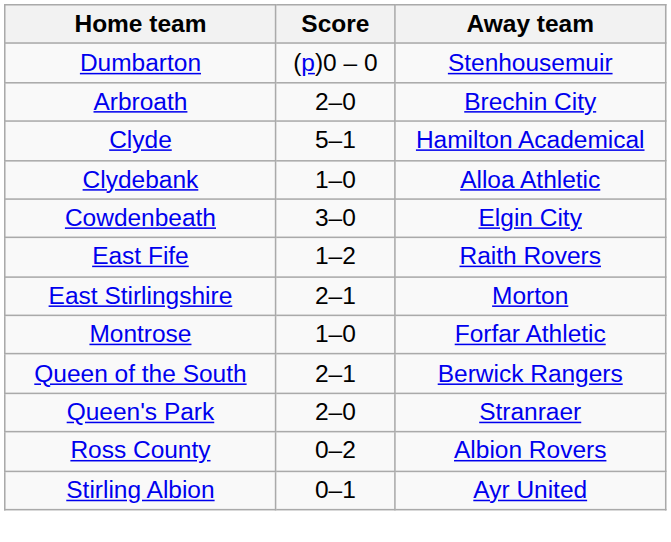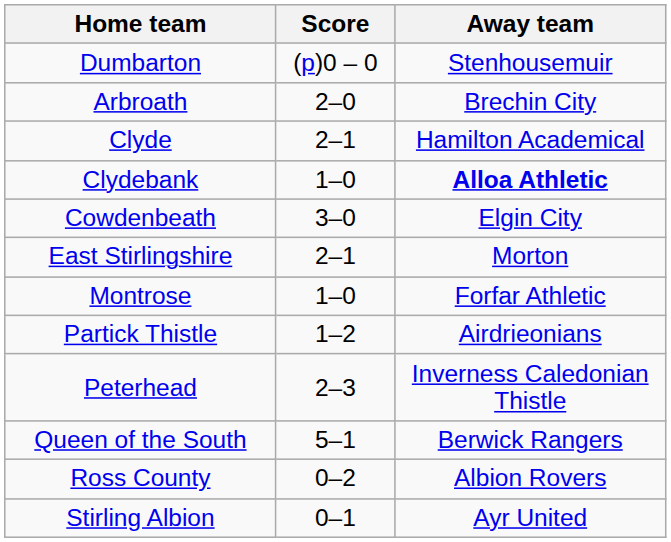(335, 140) 5–1 -> (335, 140) 2–1
(530, 179) normal -> (530, 179) bold
- row: (140, 256)
+ row: (140, 334)
+ row: (140, 387)
(335, 373) 2–1 -> (335, 439) 5–1
- row: (140, 412)
